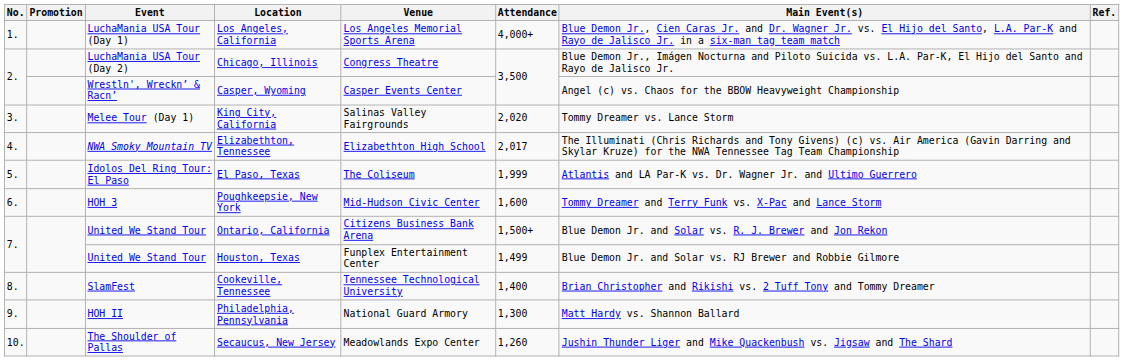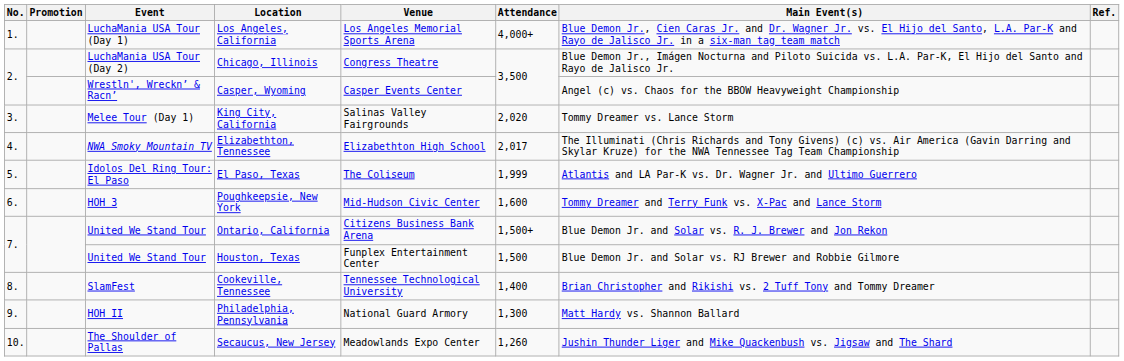(513, 258) 1,499 -> (513, 258) 1,500
